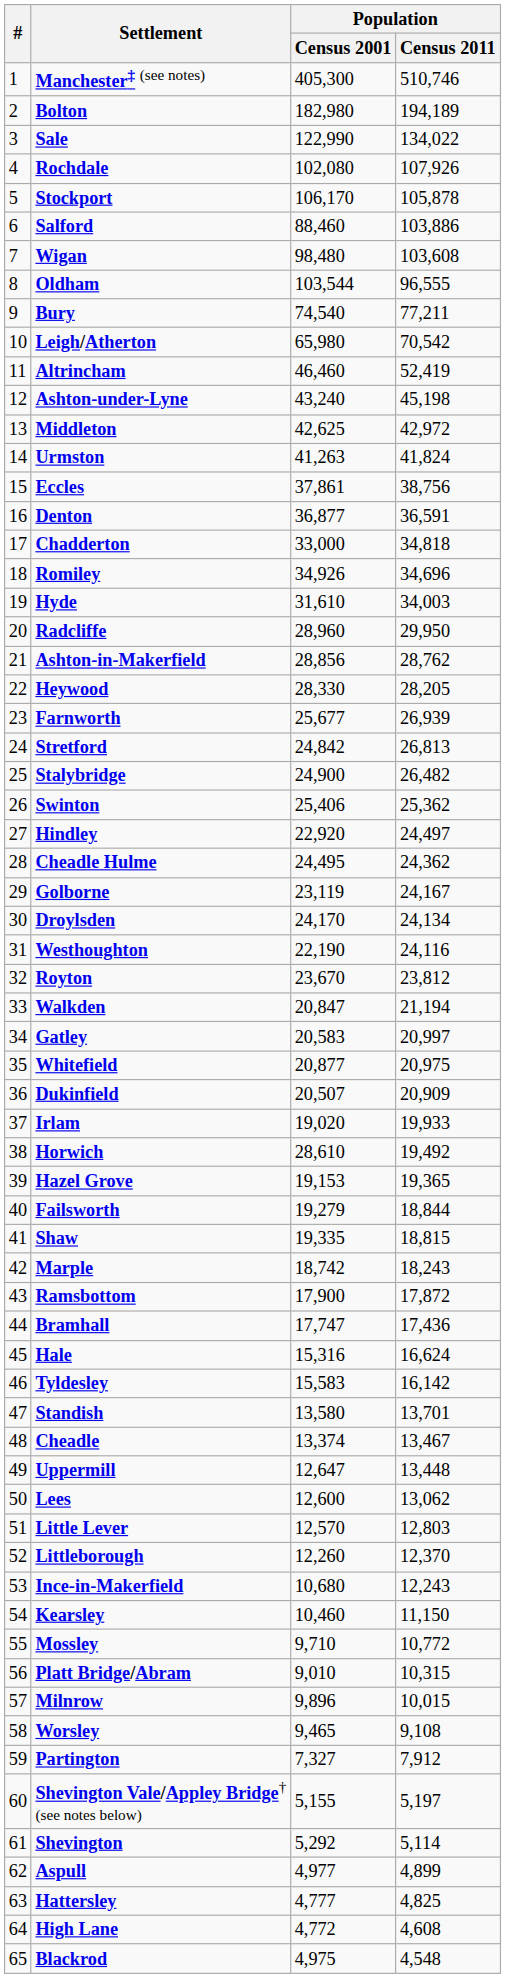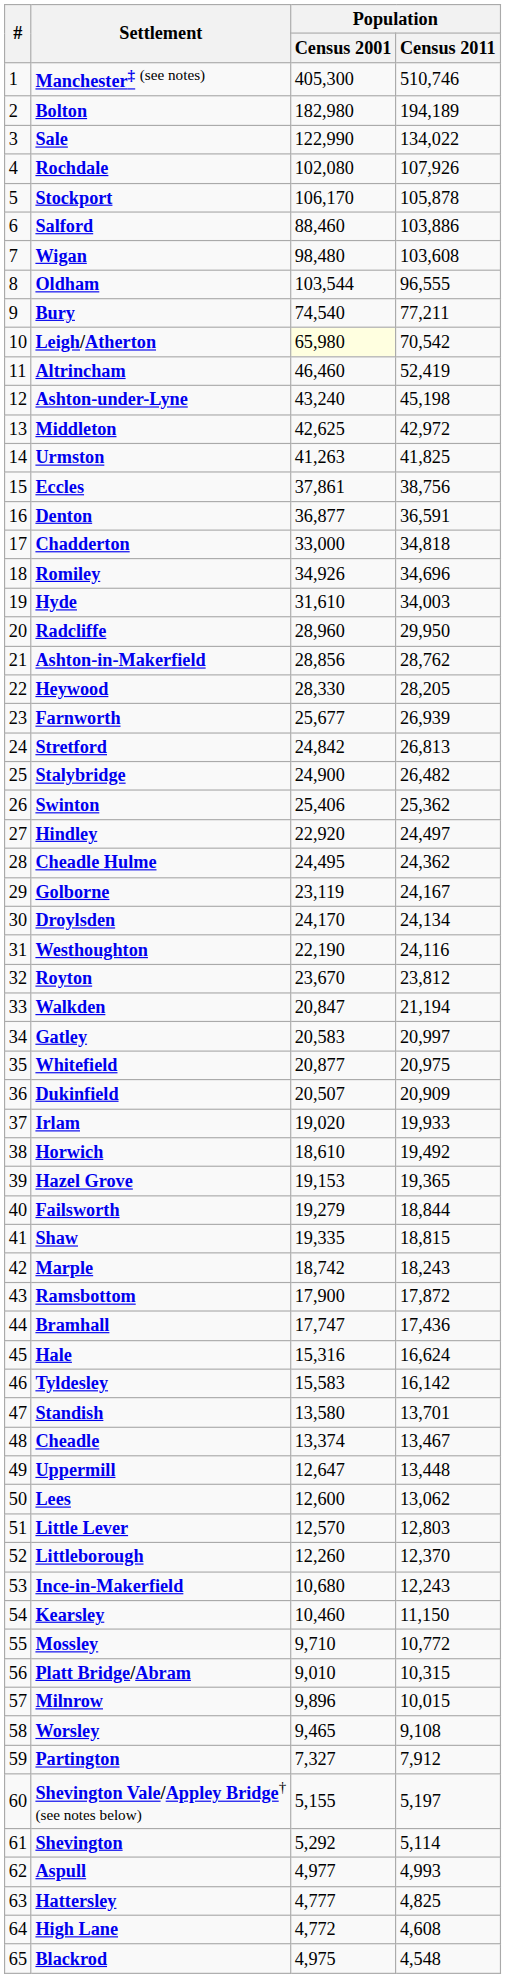(320, 342) no background -> (320, 342) lightyellow background
(425, 457) 41,824 -> (425, 457) 41,825
(320, 1152) 28,610 -> (320, 1152) 18,610
(420, 1871) 4,899 -> (420, 1871) 4,993
